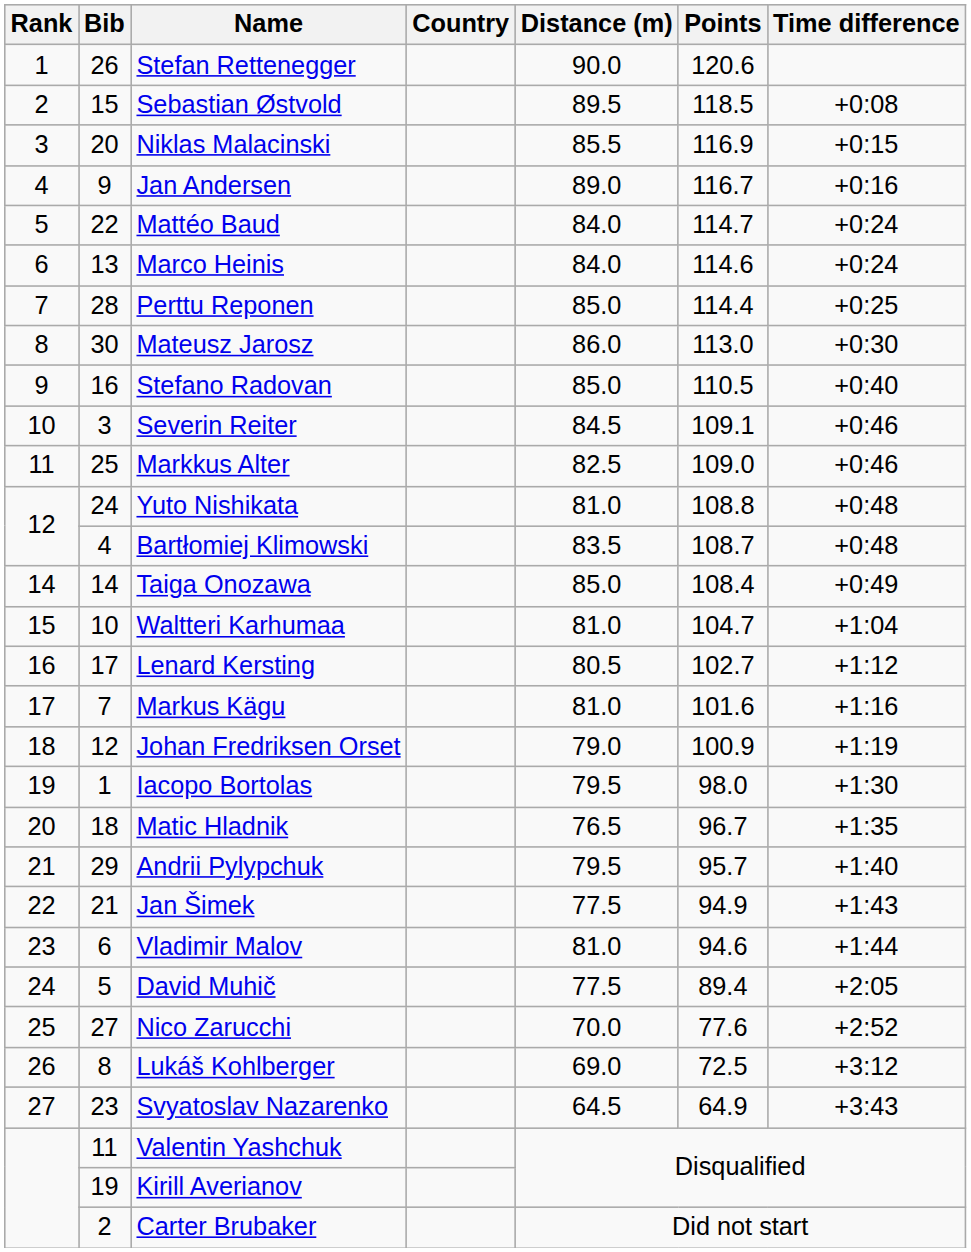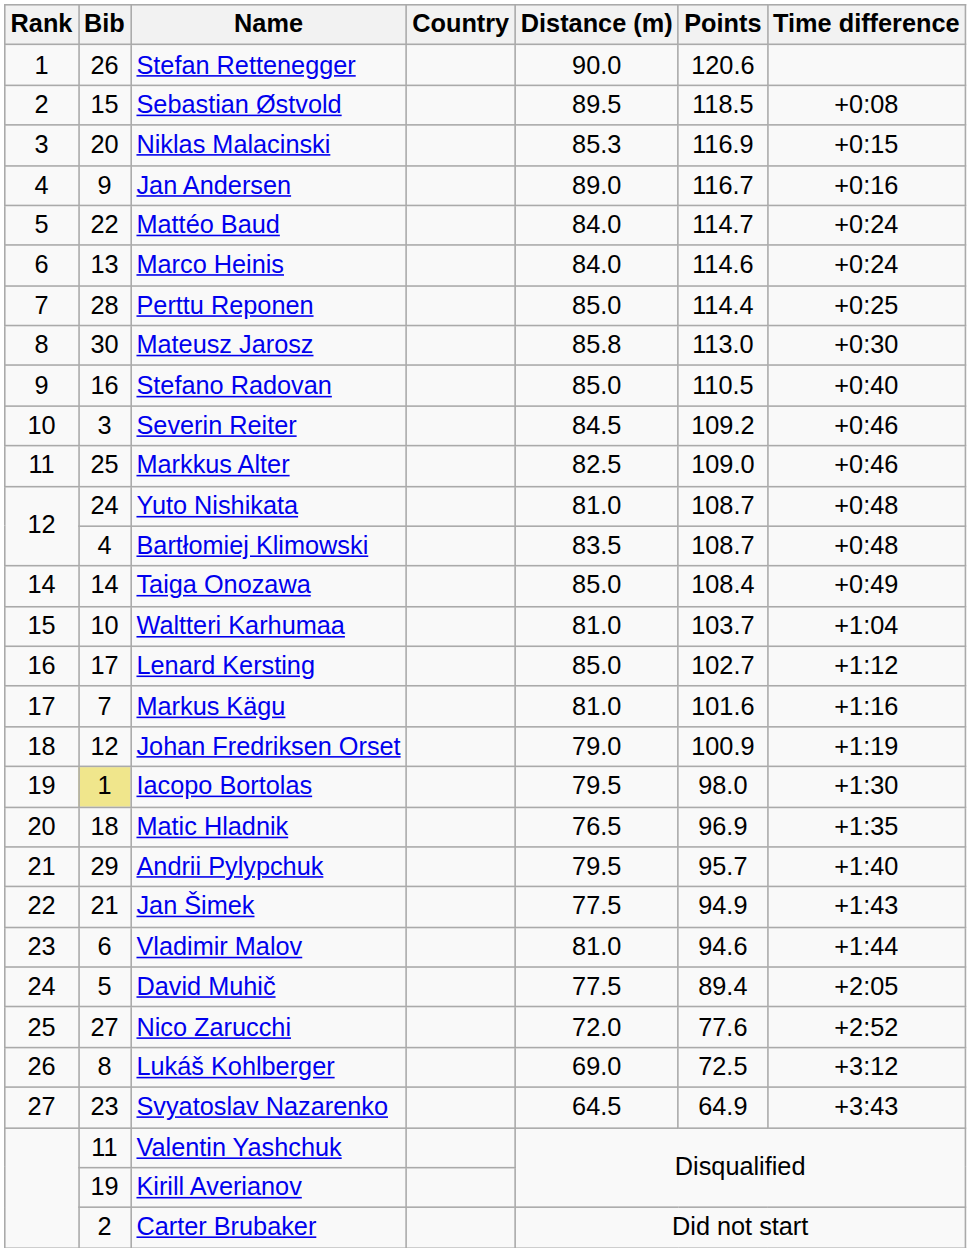(597, 144) 85.5 -> (597, 144) 85.3
(597, 345) 86.0 -> (597, 345) 85.8
(723, 425) 109.1 -> (723, 425) 109.2
(723, 505) 108.8 -> (723, 505) 108.7
(723, 625) 104.7 -> (723, 625) 103.7
(597, 666) 80.5 -> (597, 666) 85.0
(104, 786) no background -> (104, 786) khaki background
(723, 826) 96.7 -> (723, 826) 96.9
(597, 1026) 70.0 -> (597, 1026) 72.0
